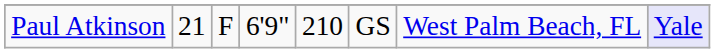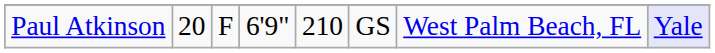(192, 26) 21 -> (192, 26) 20
